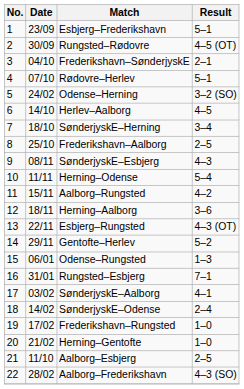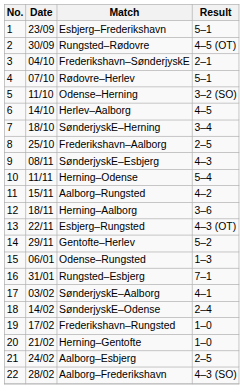(41, 95) 24/02 -> (41, 95) 11/10
(41, 359) 11/10 -> (41, 359) 24/02
